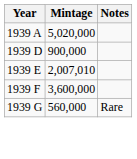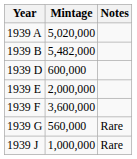+ row: (24, 51)
(67, 51) 900,000 -> (67, 70) 600,000
(71, 70) 2,007,010 -> (71, 88) 2,000,000
+ row: (23, 145)
